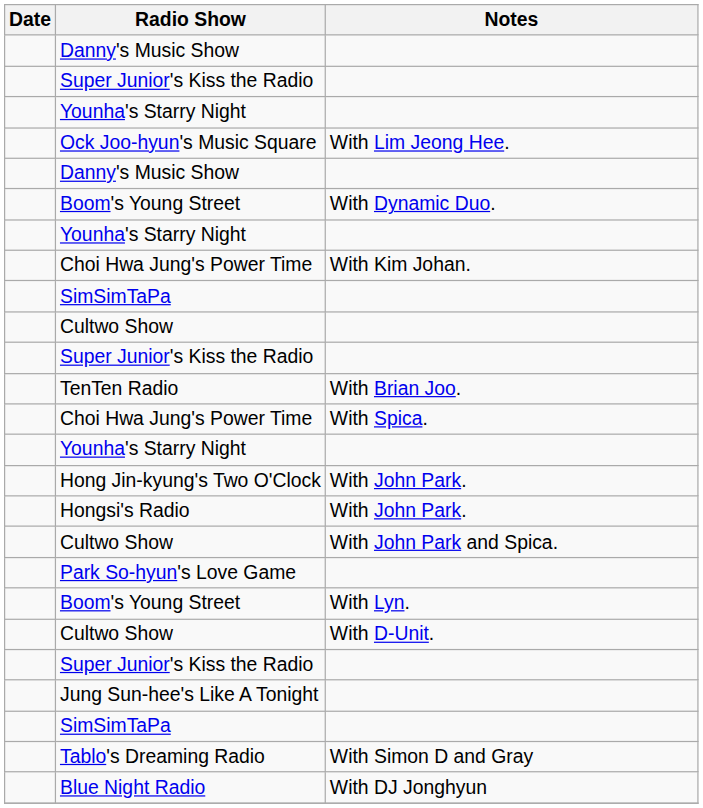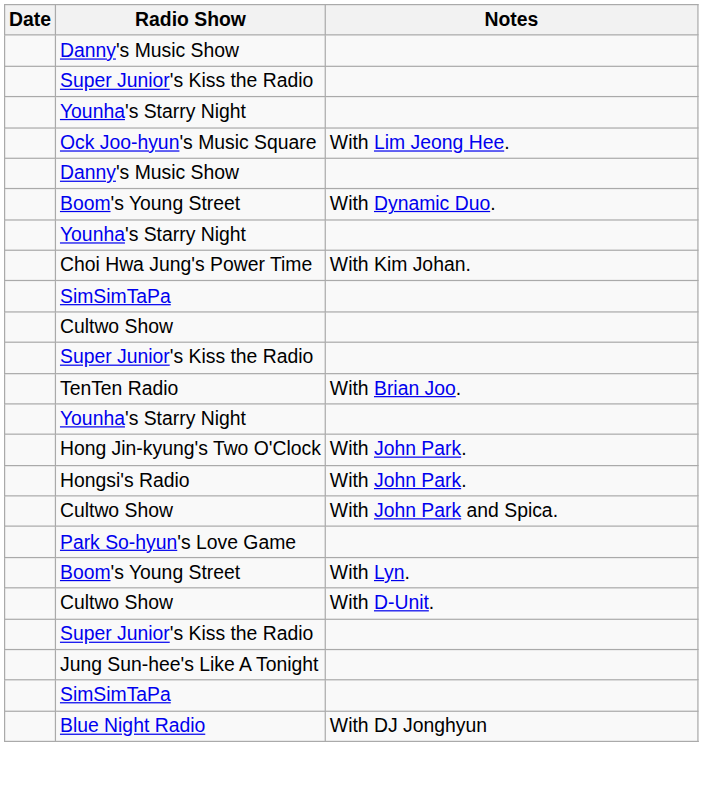- row: (186, 419)
- row: (162, 756)
